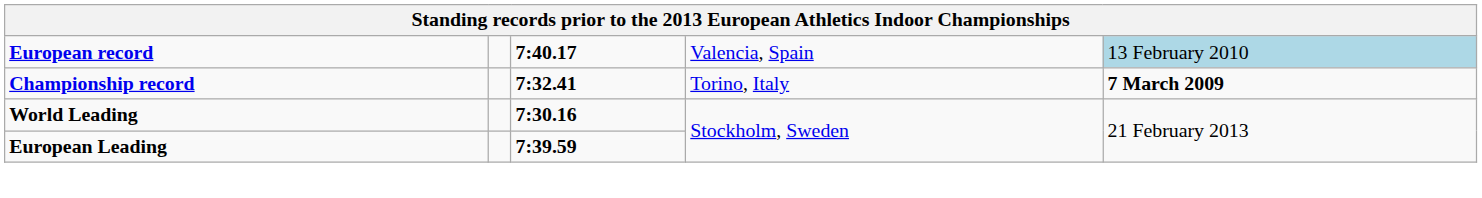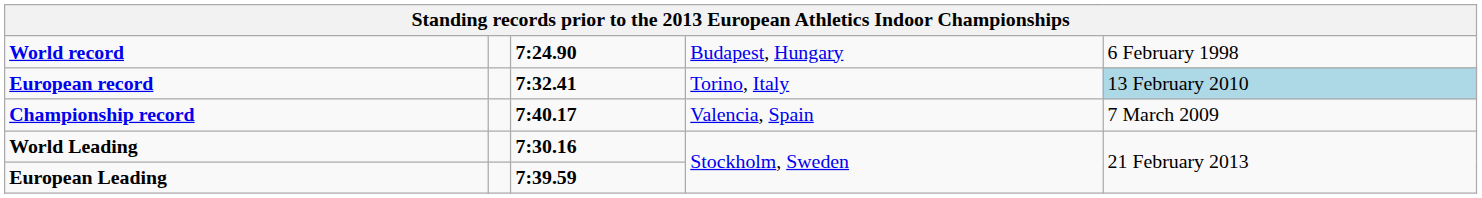+ row: (67, 51)
(546, 51) 7:40.17 -> (546, 83) 7:32.41
(752, 51) Valencia, Spain -> (740, 83) Torino, Italy
(546, 83) 7:32.41 -> (546, 114) 7:40.17
(740, 83) Torino, Italy -> (752, 114) Valencia, Spain
(1166, 83) bold -> (1163, 114) normal
